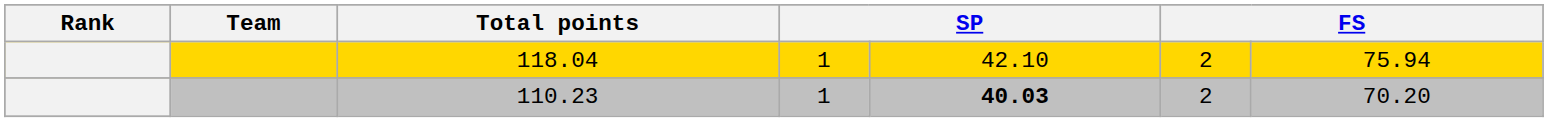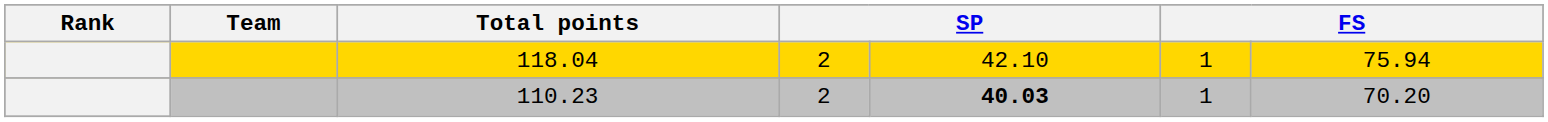(824, 60) 1 -> (824, 60) 2
(1206, 60) 2 -> (1206, 60) 1
(824, 97) 1 -> (824, 97) 2
(1206, 97) 2 -> (1206, 97) 1
